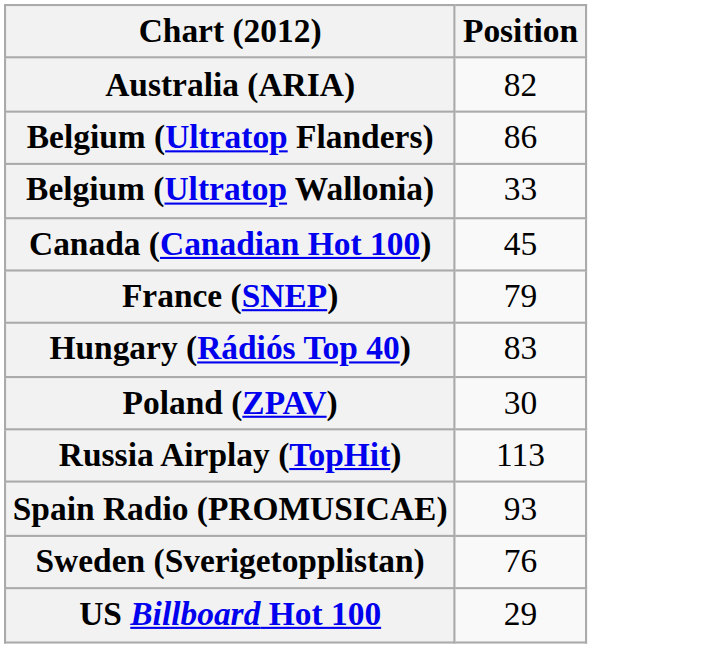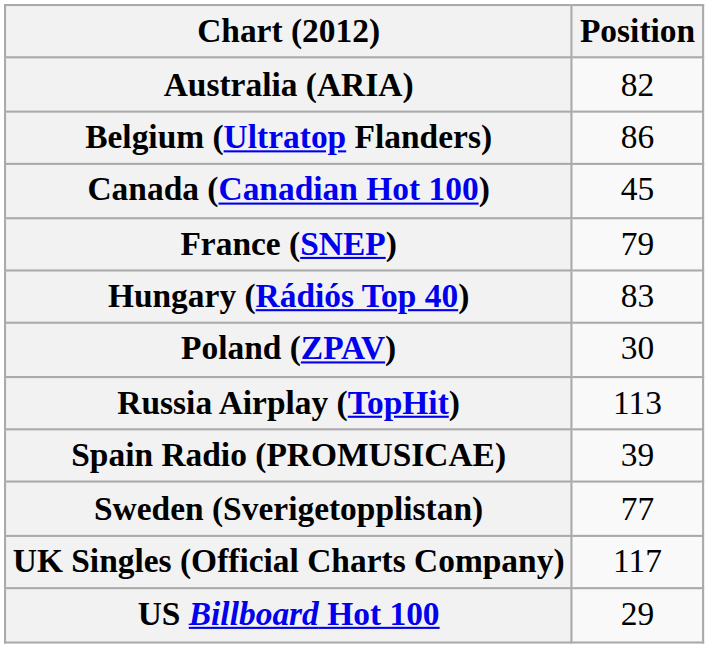- row: (230, 190)
(521, 508) 93 -> (638, 455) 39
(521, 561) 76 -> (638, 508) 77
+ row: (289, 561)
